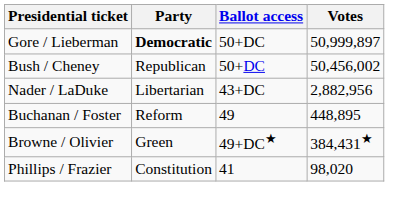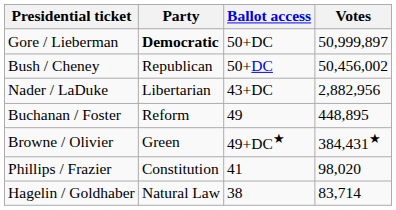+ row: (71, 193)
